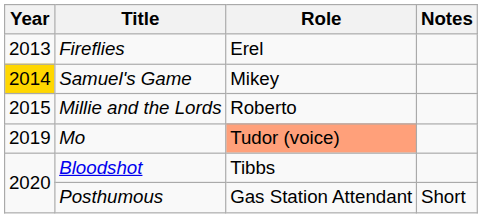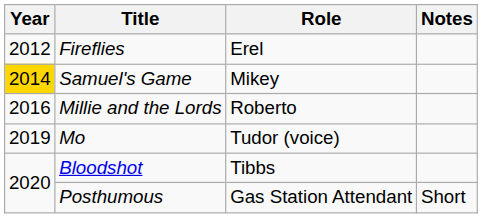(30, 49) 2013 -> (30, 49) 2012
(30, 108) 2015 -> (30, 108) 2016
(285, 138) lightsalmon background -> (285, 138) no background
